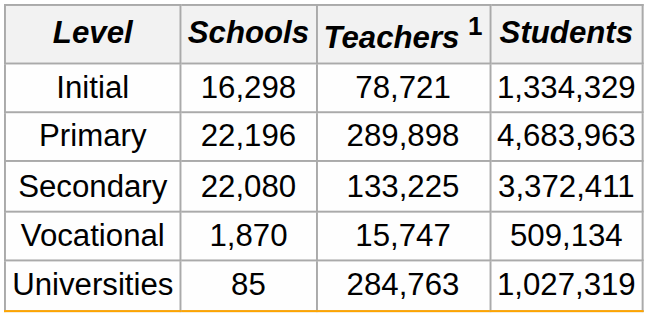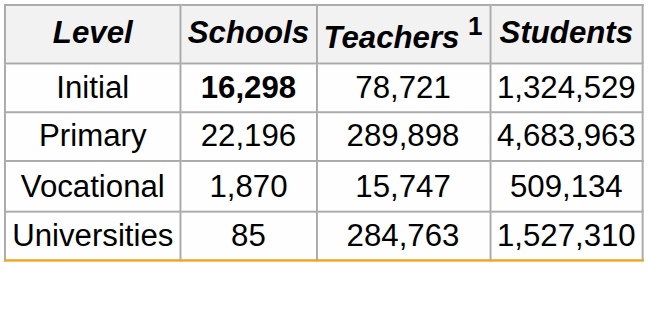(248, 87) normal -> (248, 87) bold
(566, 87) 1,334,329 -> (566, 87) 1,324,529
- row: (93, 186)
(566, 285) 1,027,319 -> (566, 235) 1,527,310
